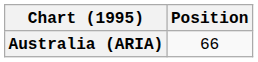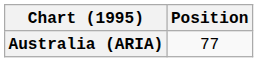(210, 44) 66 -> (210, 44) 77
